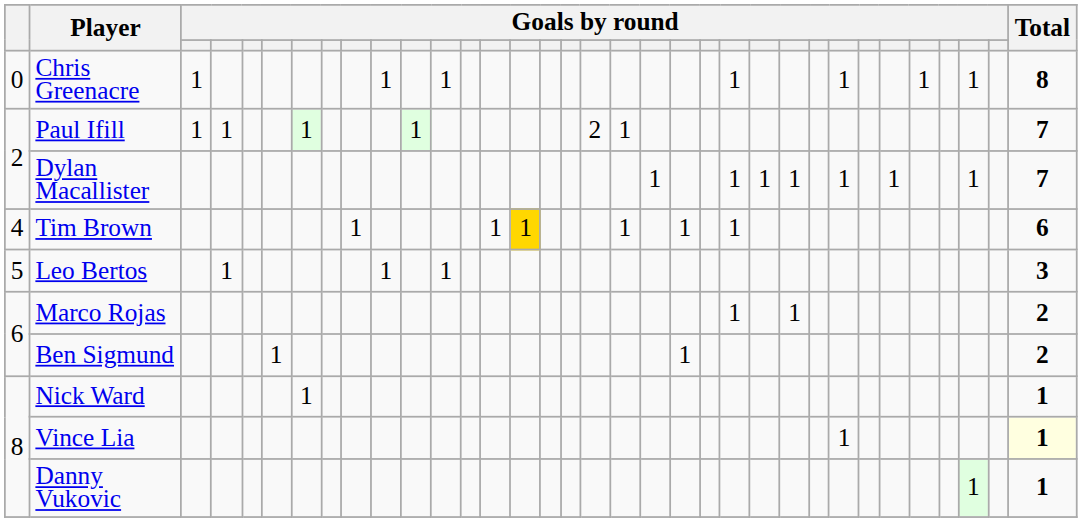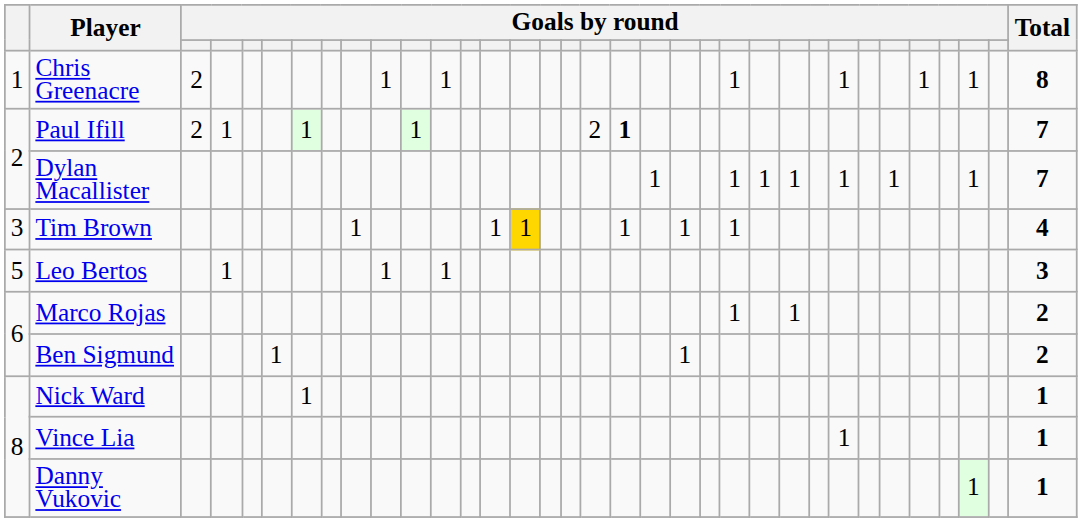(17, 80) 0 -> (17, 80) 1
(197, 80) 1 -> (197, 80) 2
(197, 129) 1 -> (197, 129) 2
(625, 129) normal -> (625, 129) bold
(17, 229) 4 -> (17, 229) 3
(1042, 229) 6 -> (1042, 229) 4
(1042, 438) lightyellow background -> (1042, 438) no background
